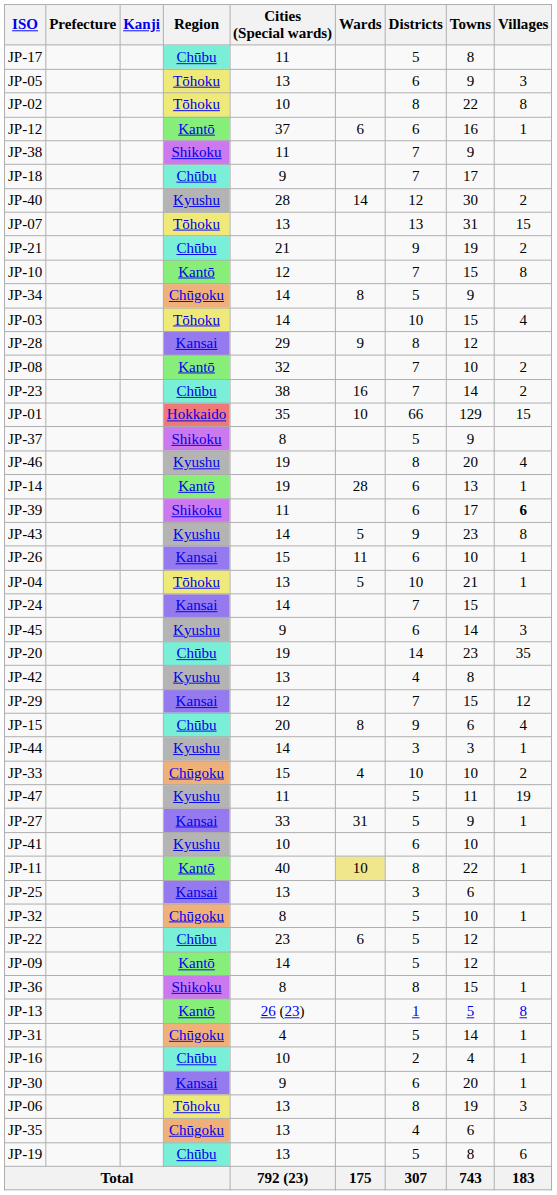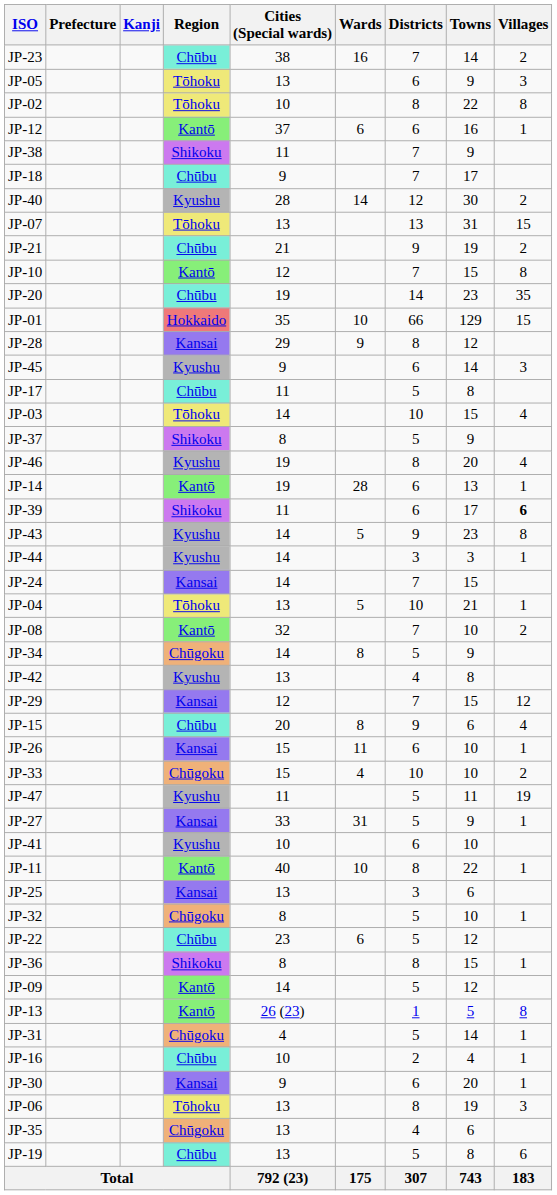rows swapped: (25, 391) <-> (25, 57)
rows swapped: (25, 295) <-> (25, 653)
rows swapped: (25, 414) <-> (25, 319)
rows swapped: (25, 367) <-> (25, 629)
rows swapped: (25, 558) <-> (25, 748)
rows swapped: (25, 605) <-> (25, 581)
(360, 868) khaki background -> (360, 868) no background
rows swapped: (25, 963) <-> (25, 987)
